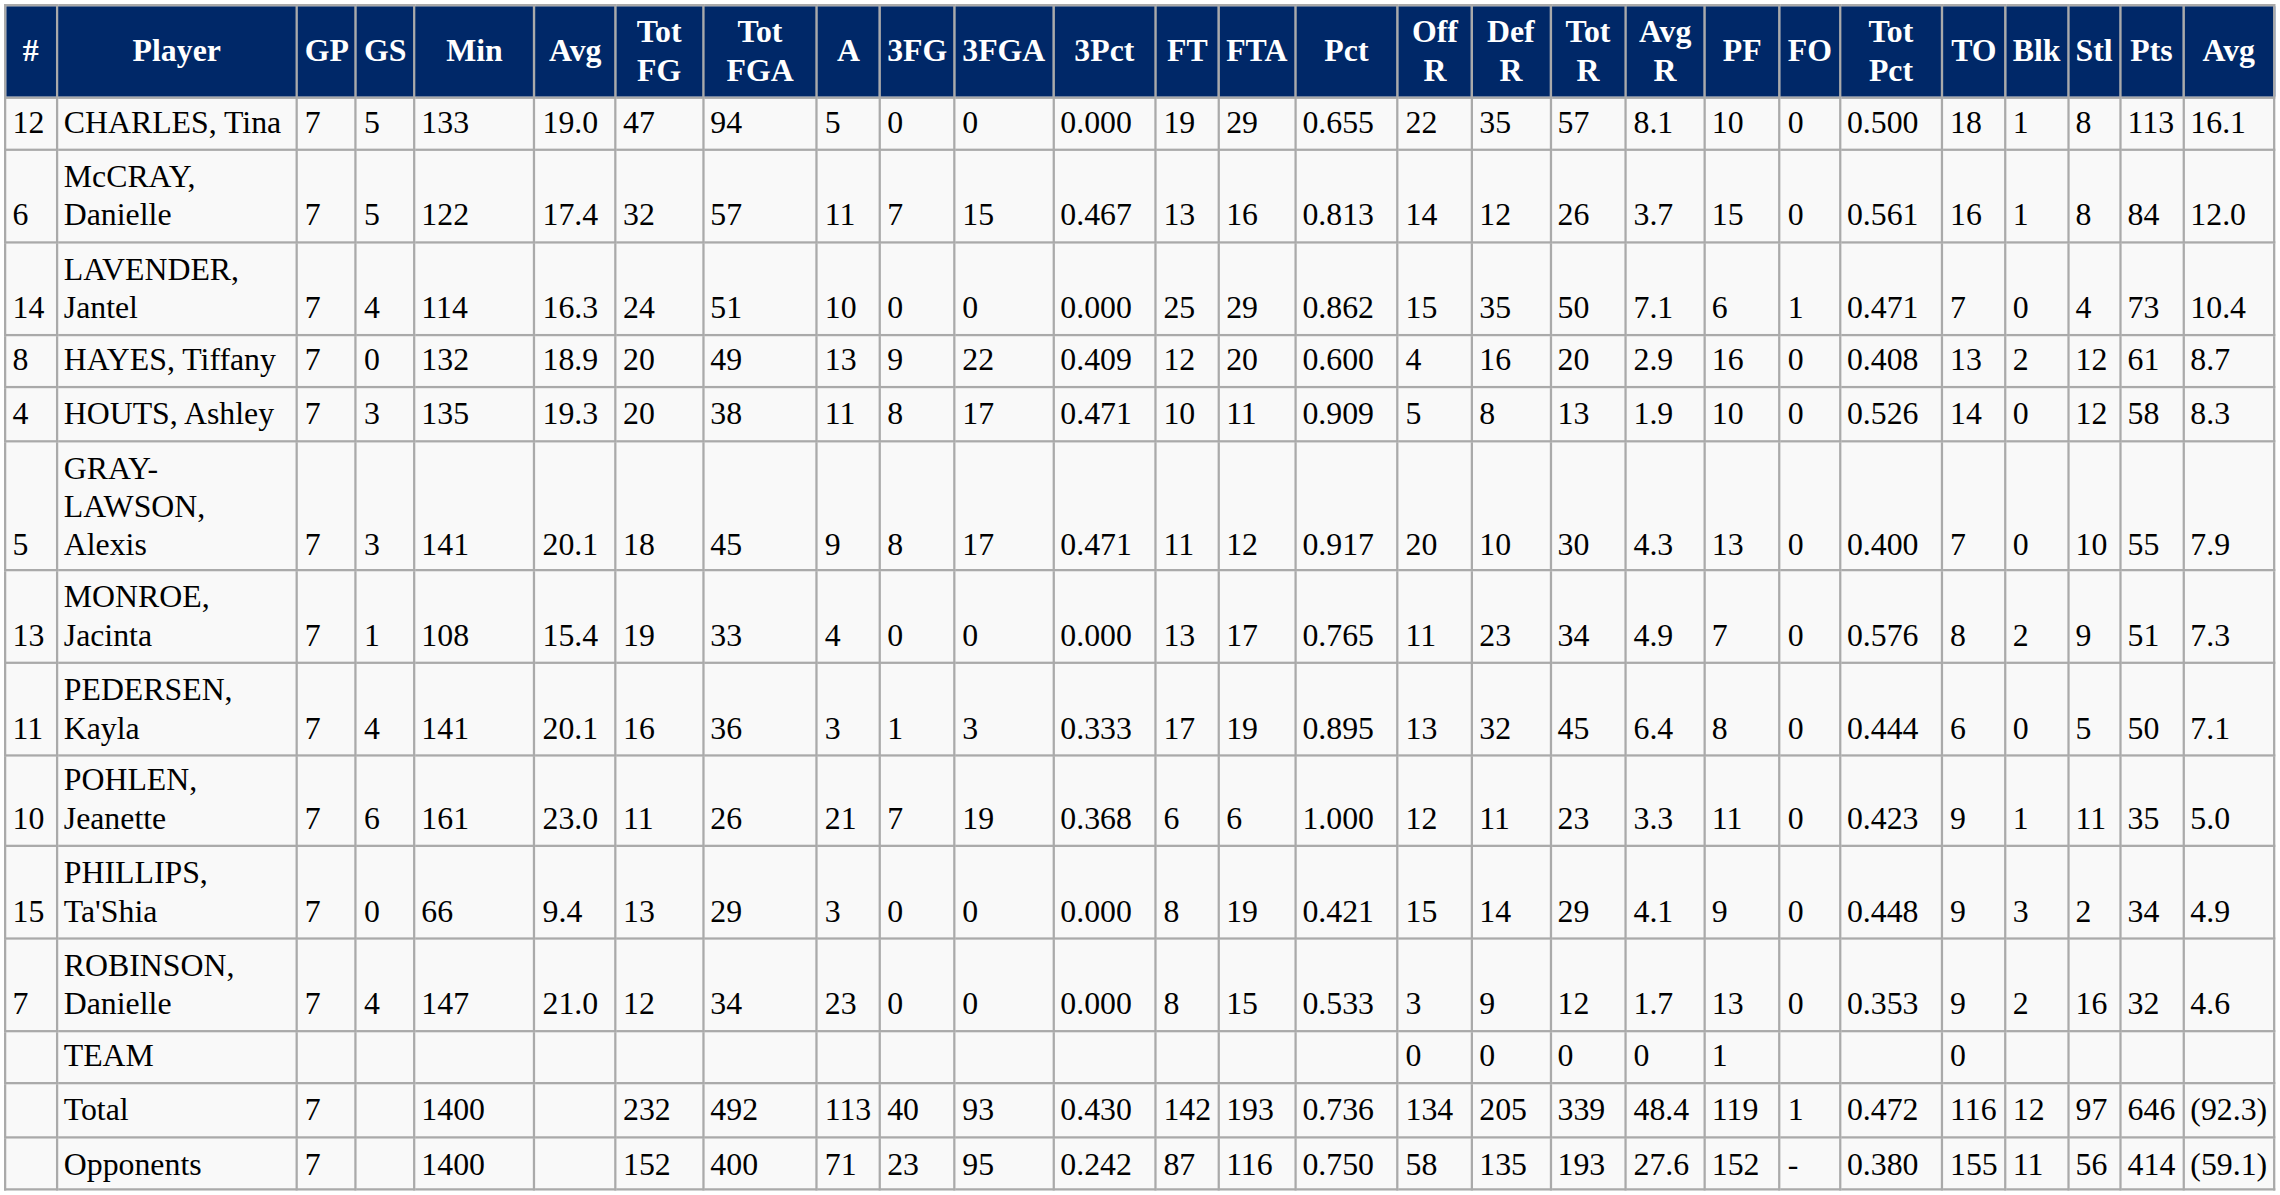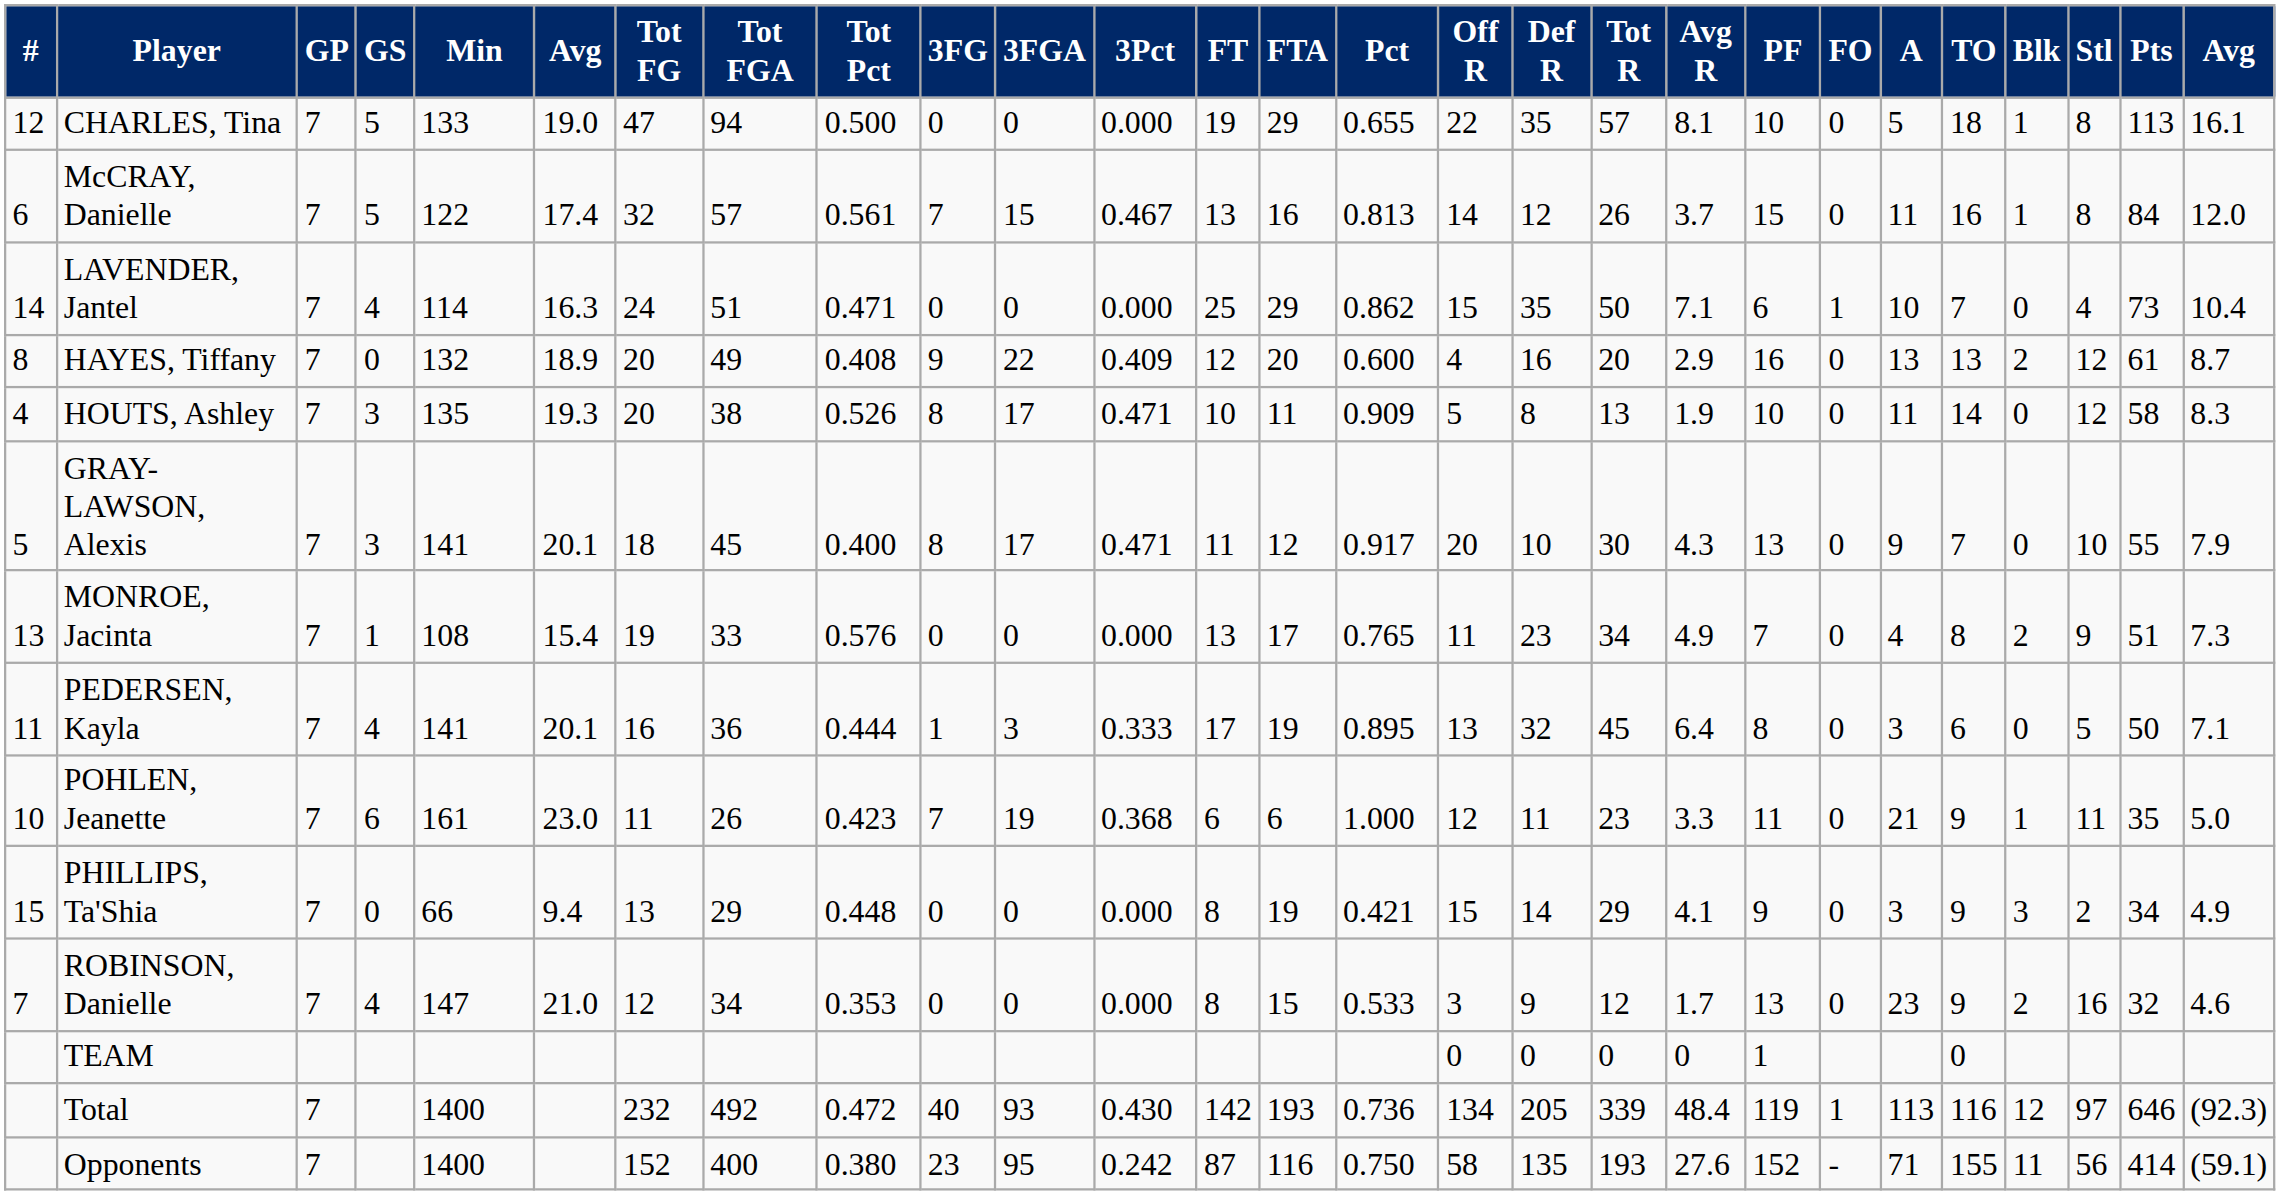columns swapped: (1891, 50) <-> (848, 50)
